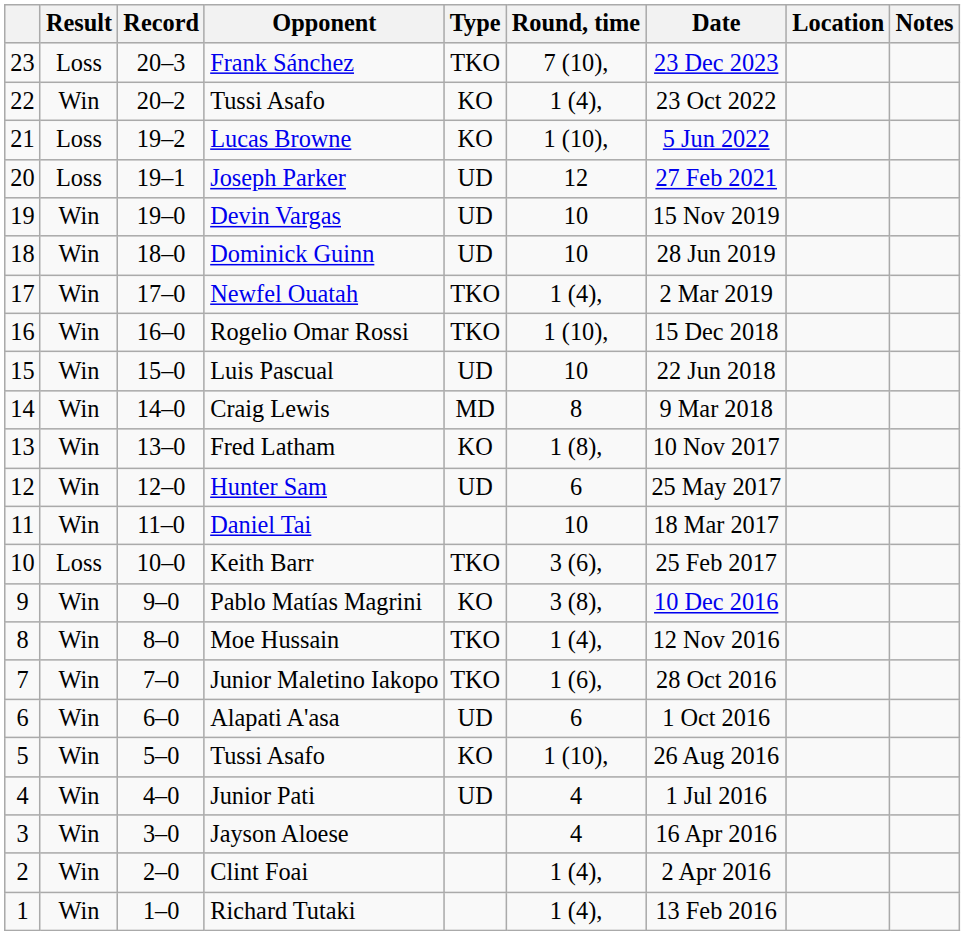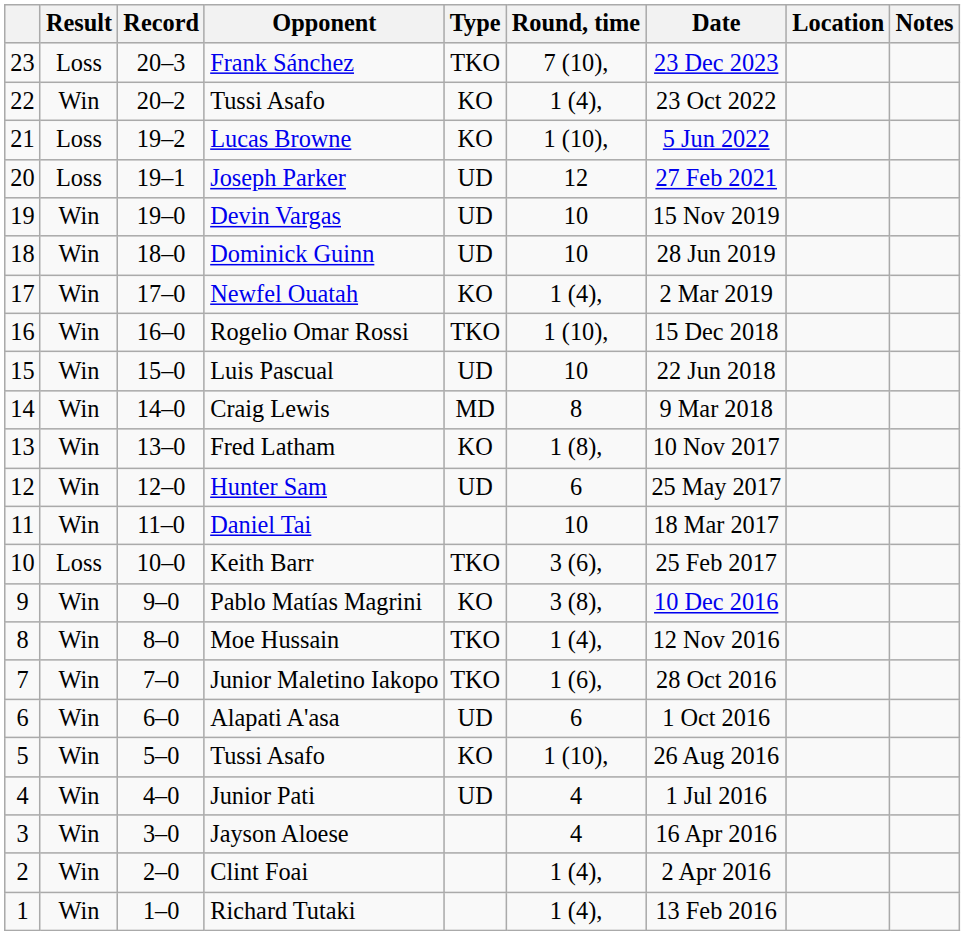(475, 293) TKO -> (475, 293) KO
